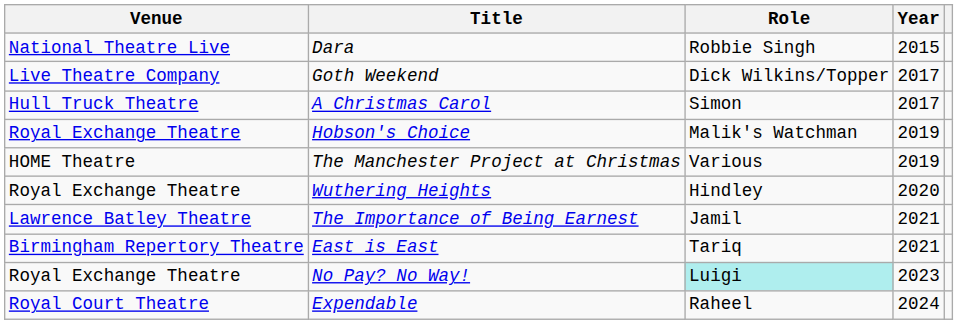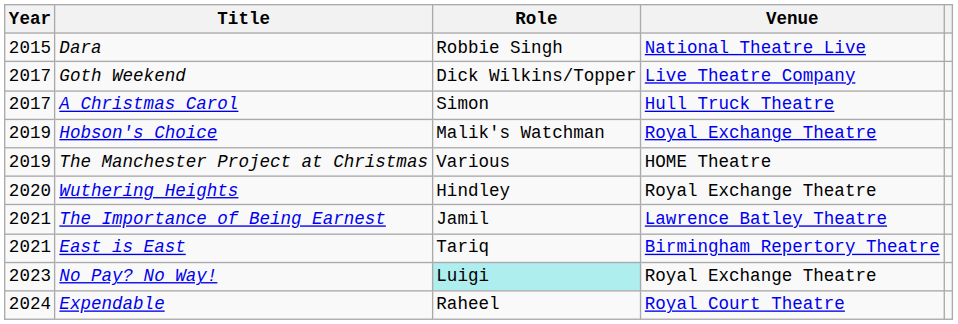columns swapped: (919, 19) <-> (156, 19)
